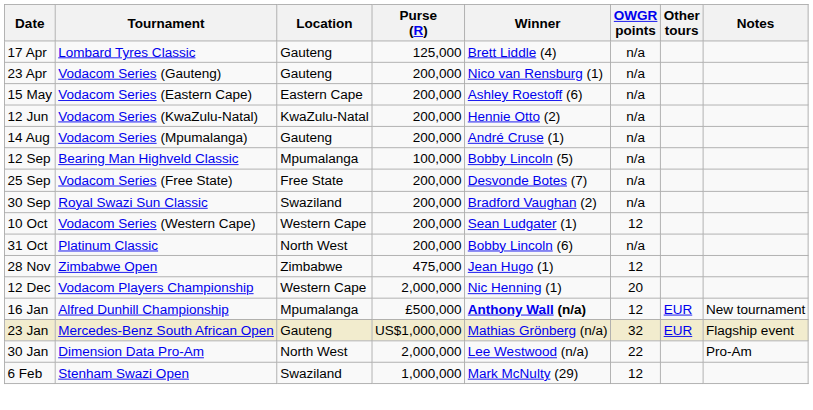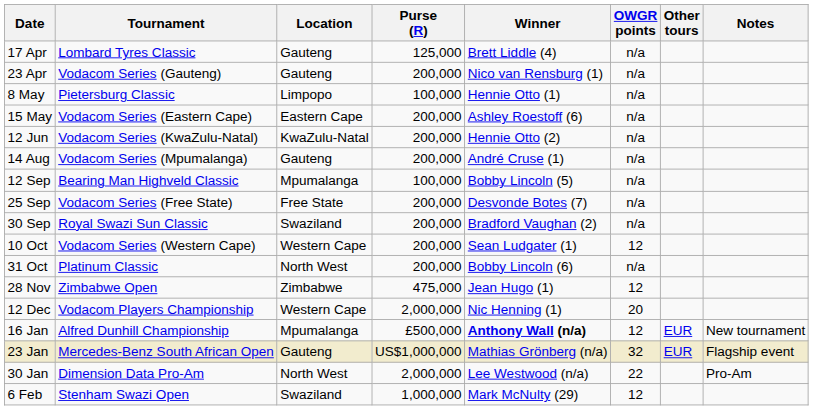+ row: (26, 95)
